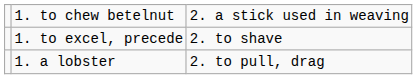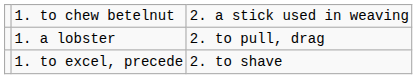rows swapped: (65, 62) <-> (99, 39)
